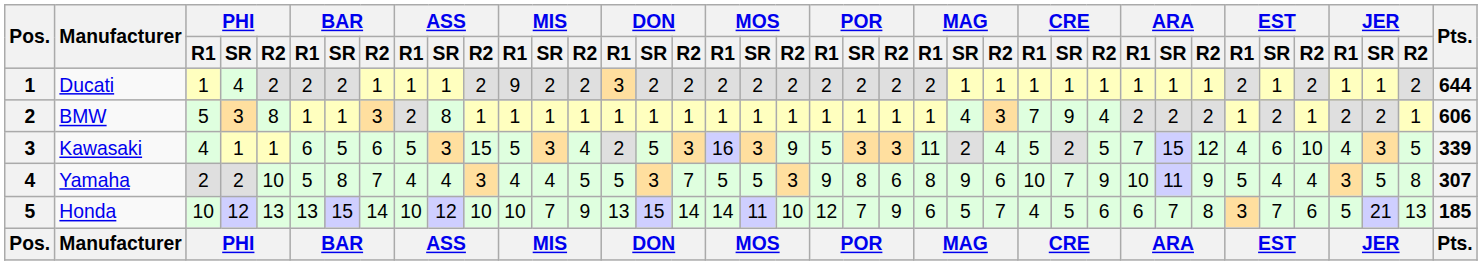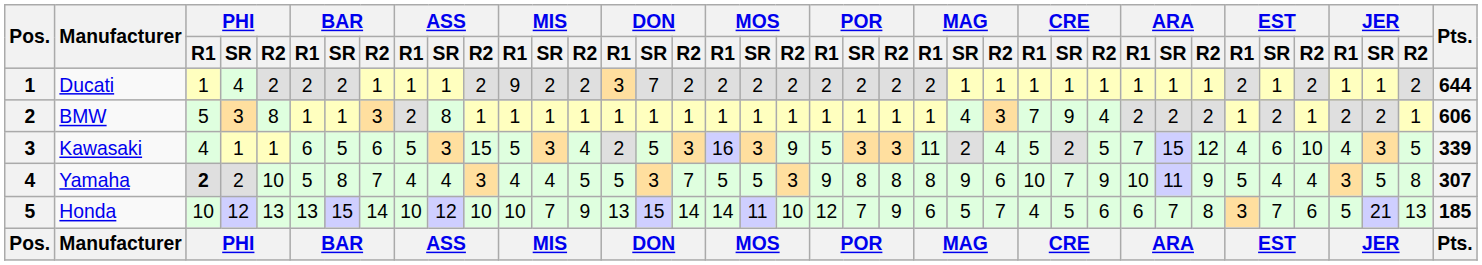(654, 84) 2 -> (654, 84) 7
(203, 180) normal -> (203, 180) bold
(896, 180) 6 -> (896, 180) 8
